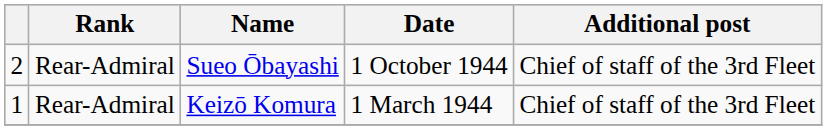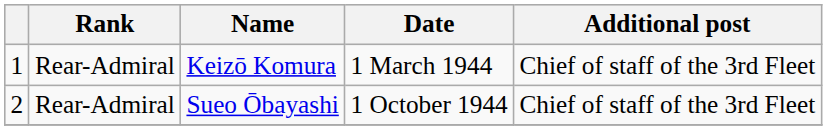rows swapped: (261, 104) <-> (263, 64)
